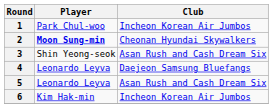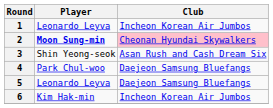(71, 26) Park Chul-woo -> (73, 26) Leonardo Leyva
(188, 40) no background -> (188, 40) pink background
(73, 68) Leonardo Leyva -> (71, 68) Park Chul-woo
(193, 82) Asan Rush and Cash Dream Six -> (185, 82) Daejeon Samsung Bluefangs
